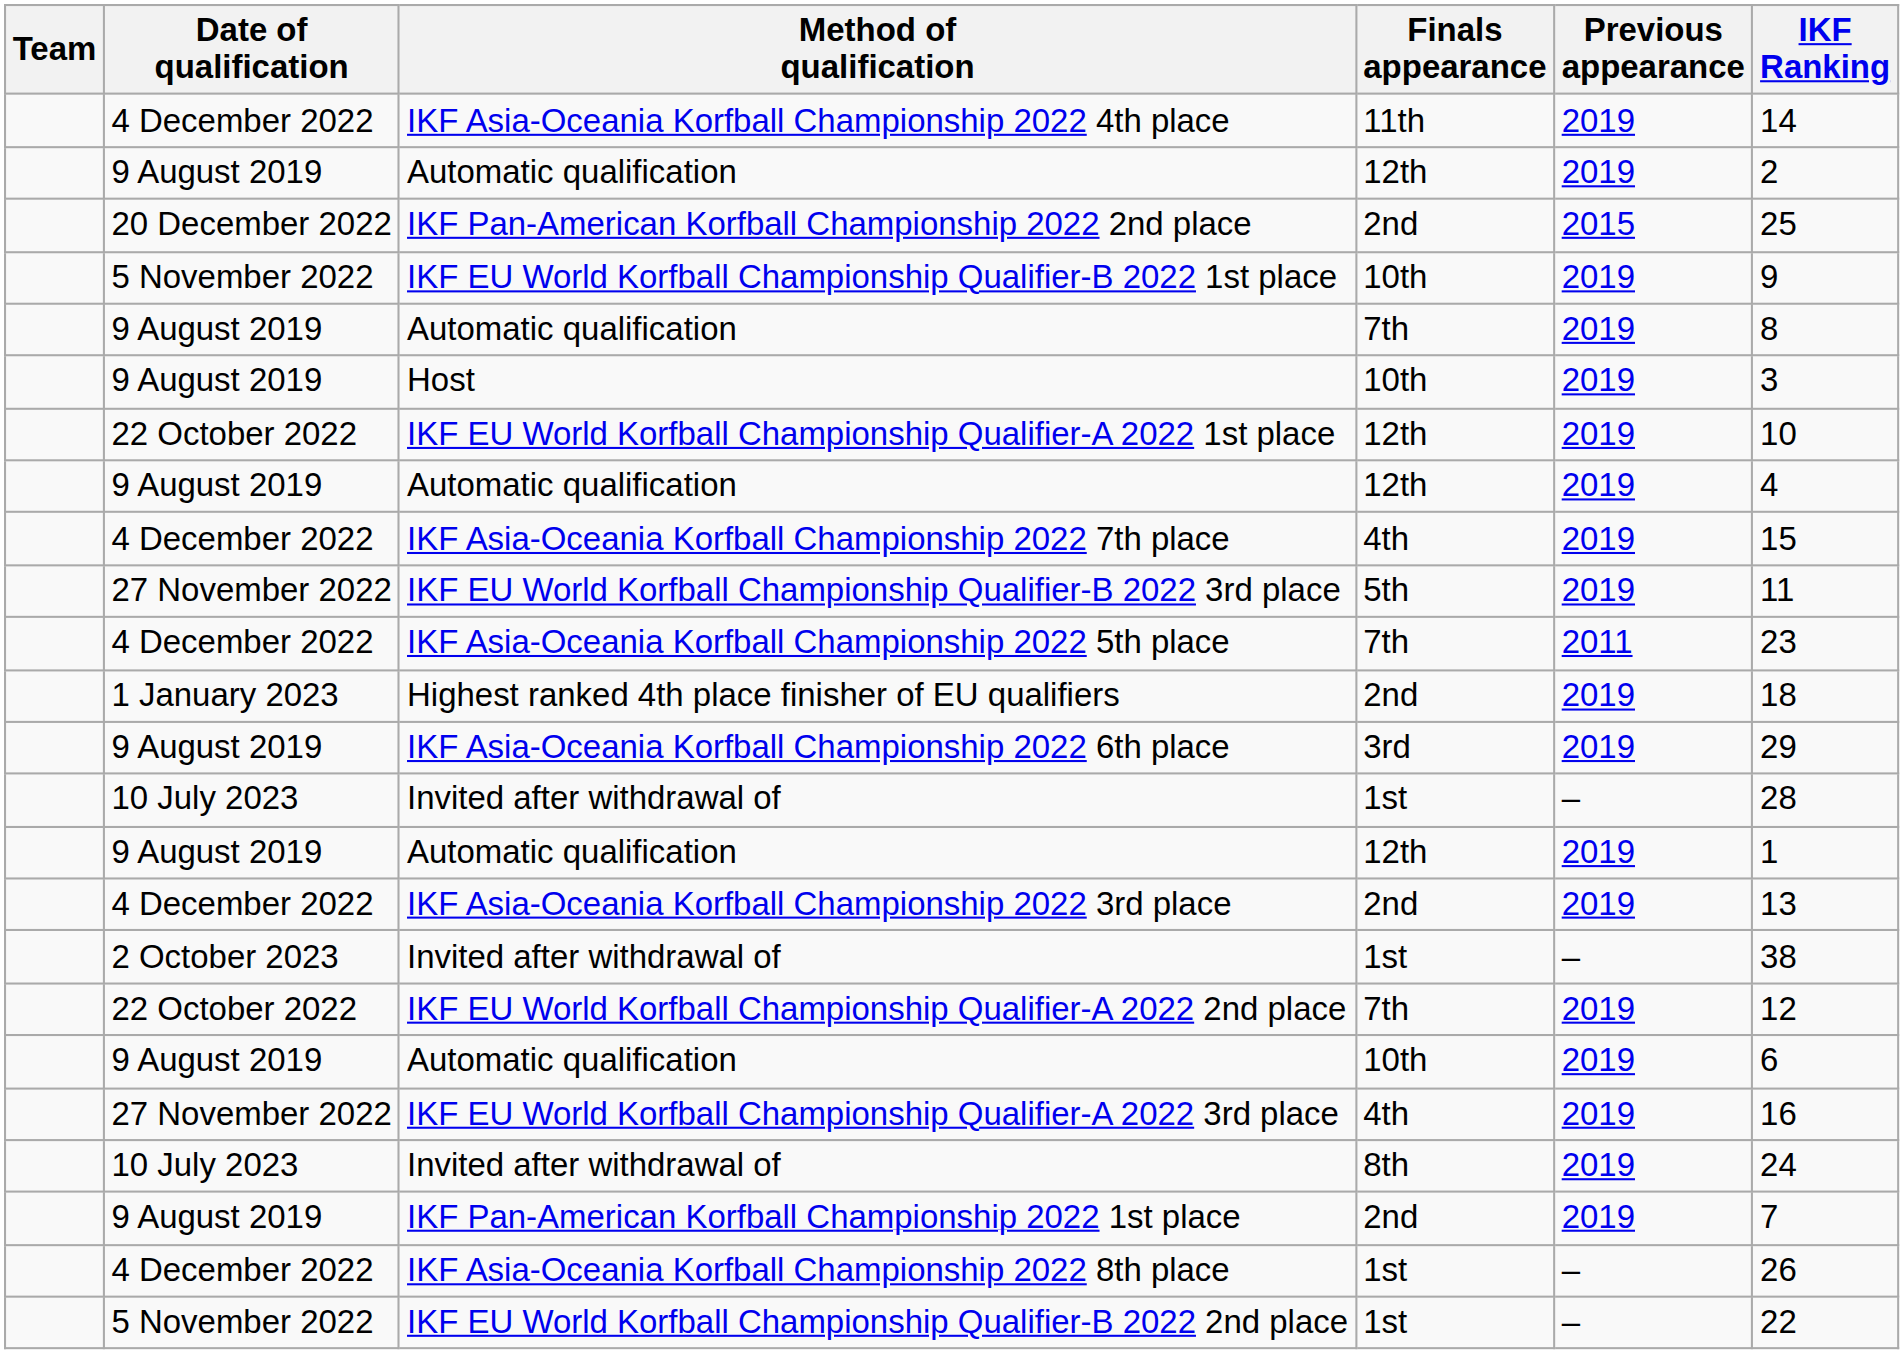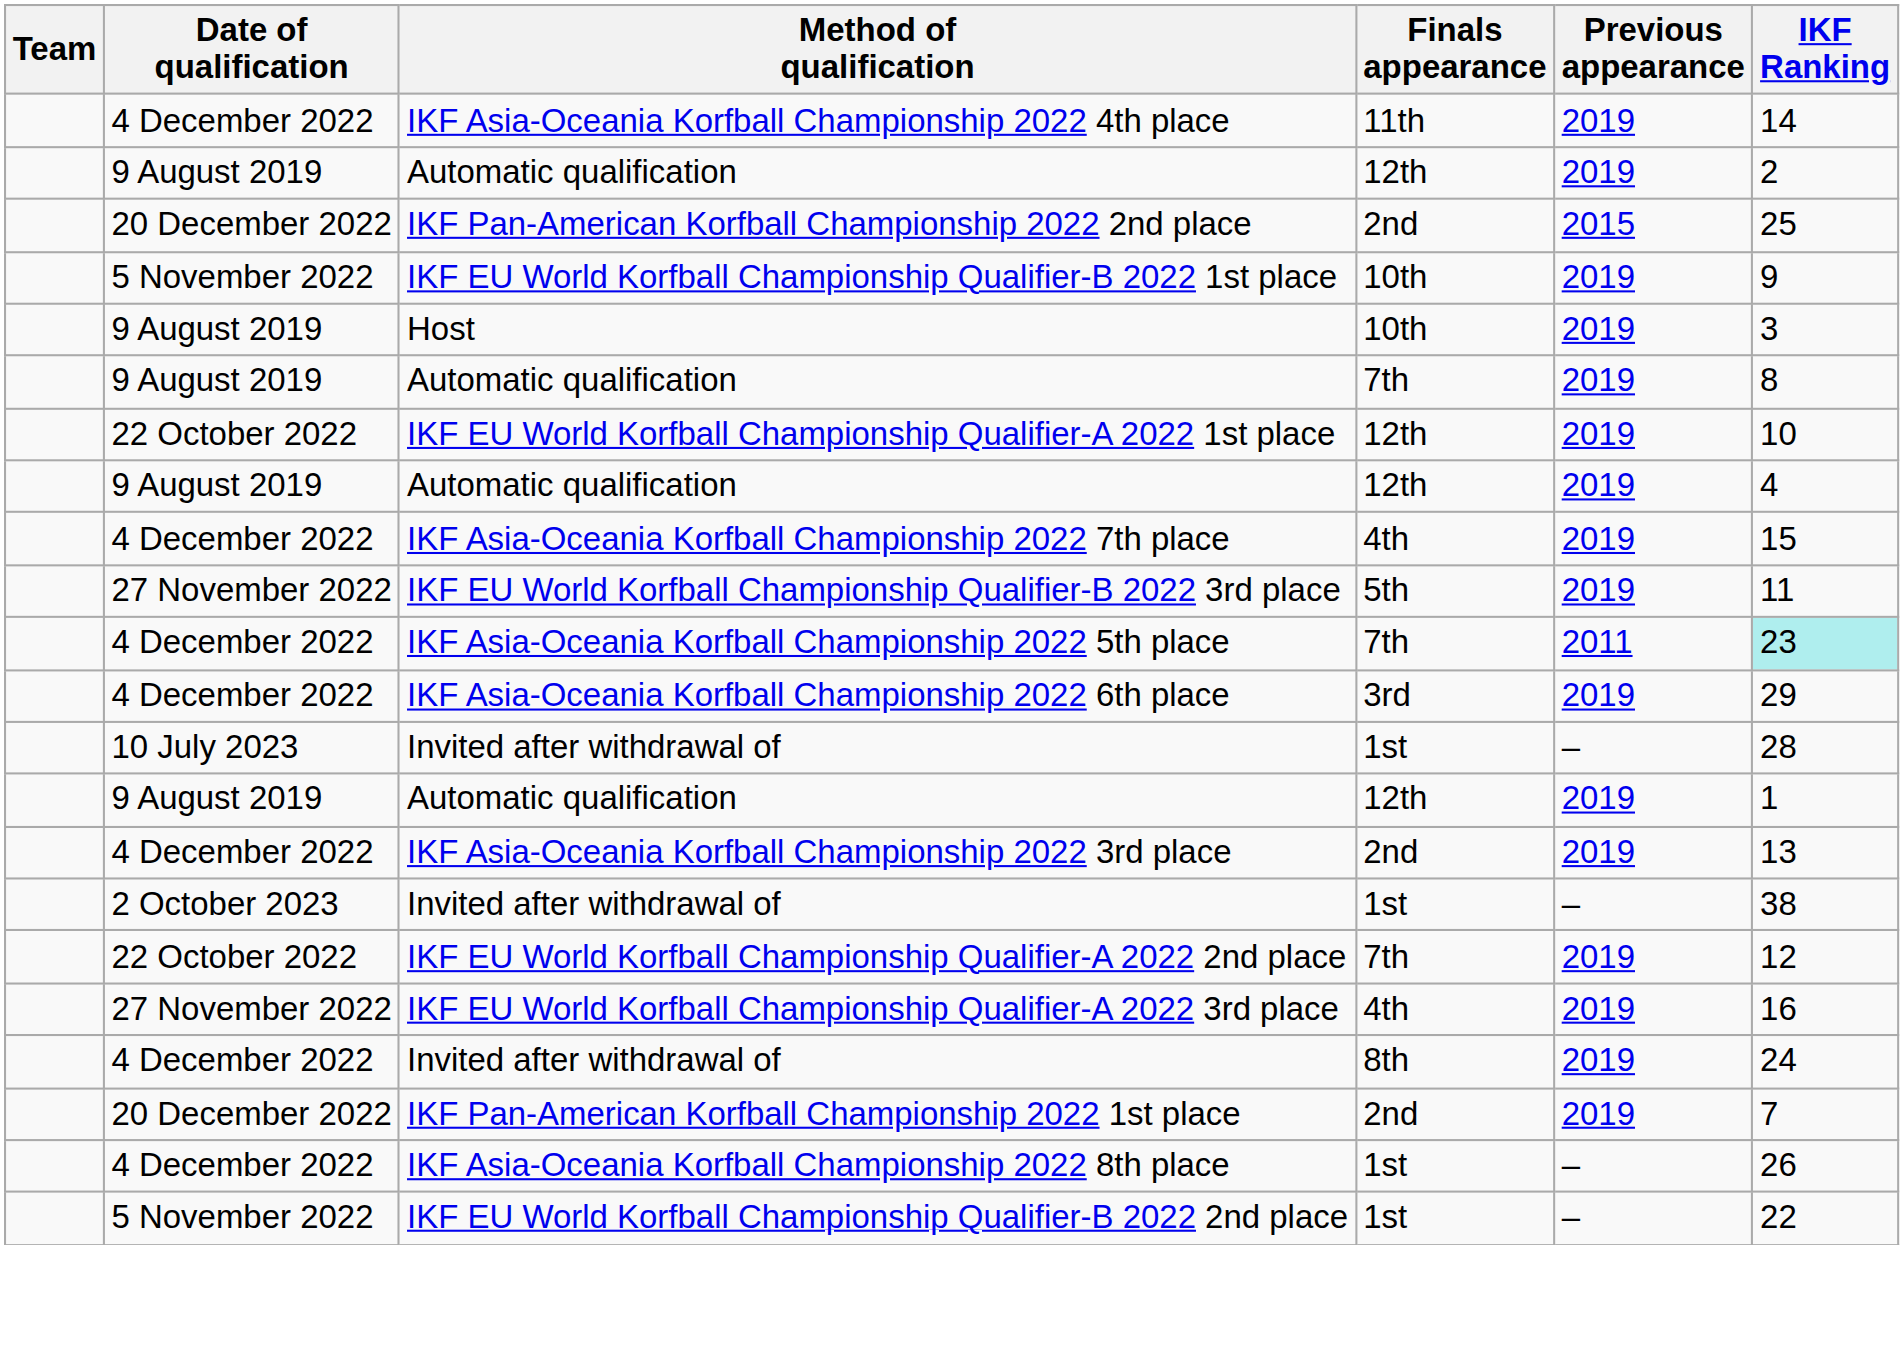rows swapped: (441, 381) <-> (572, 329)
(1778, 642) no background -> (1778, 642) paleturquoise background
- row: (763, 694)
(217, 747) 9 August 2019 -> (242, 694) 4 December 2022
- row: (572, 1060)
(205, 1165) 10 July 2023 -> (242, 1060) 4 December 2022
(217, 1217) 9 August 2019 -> (252, 1113) 20 December 2022
